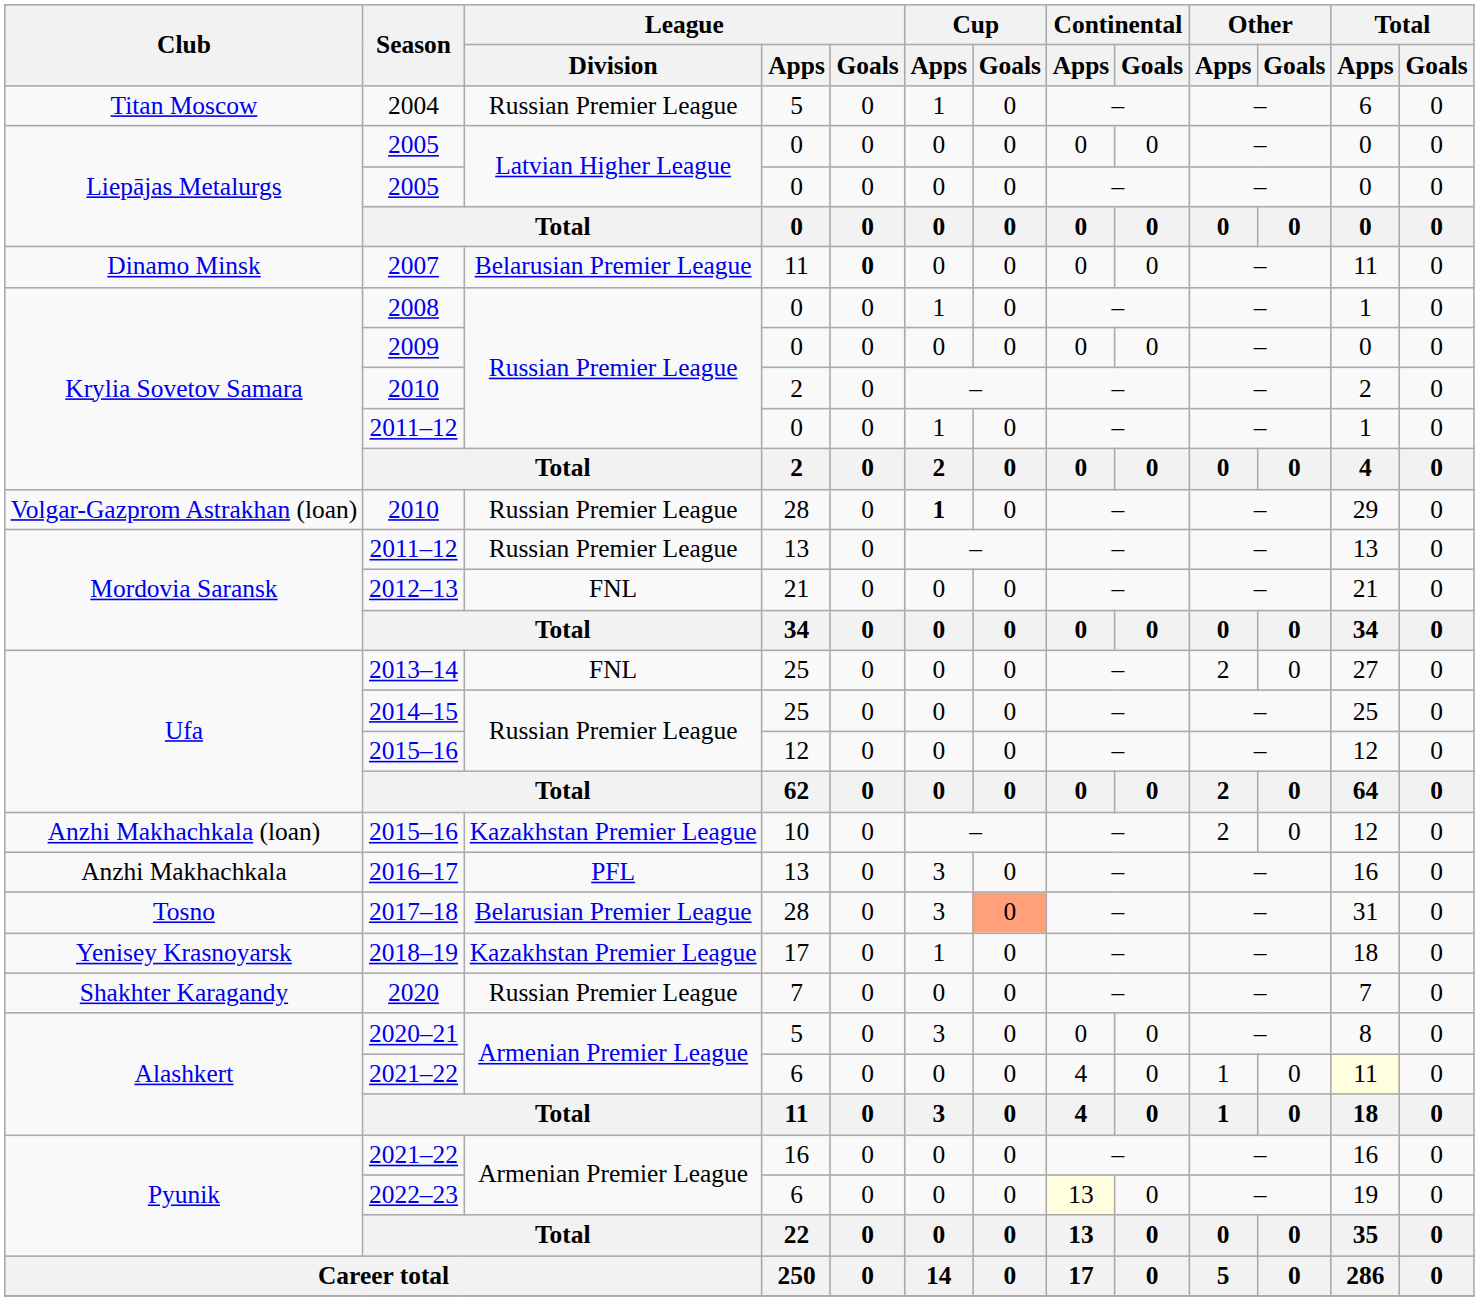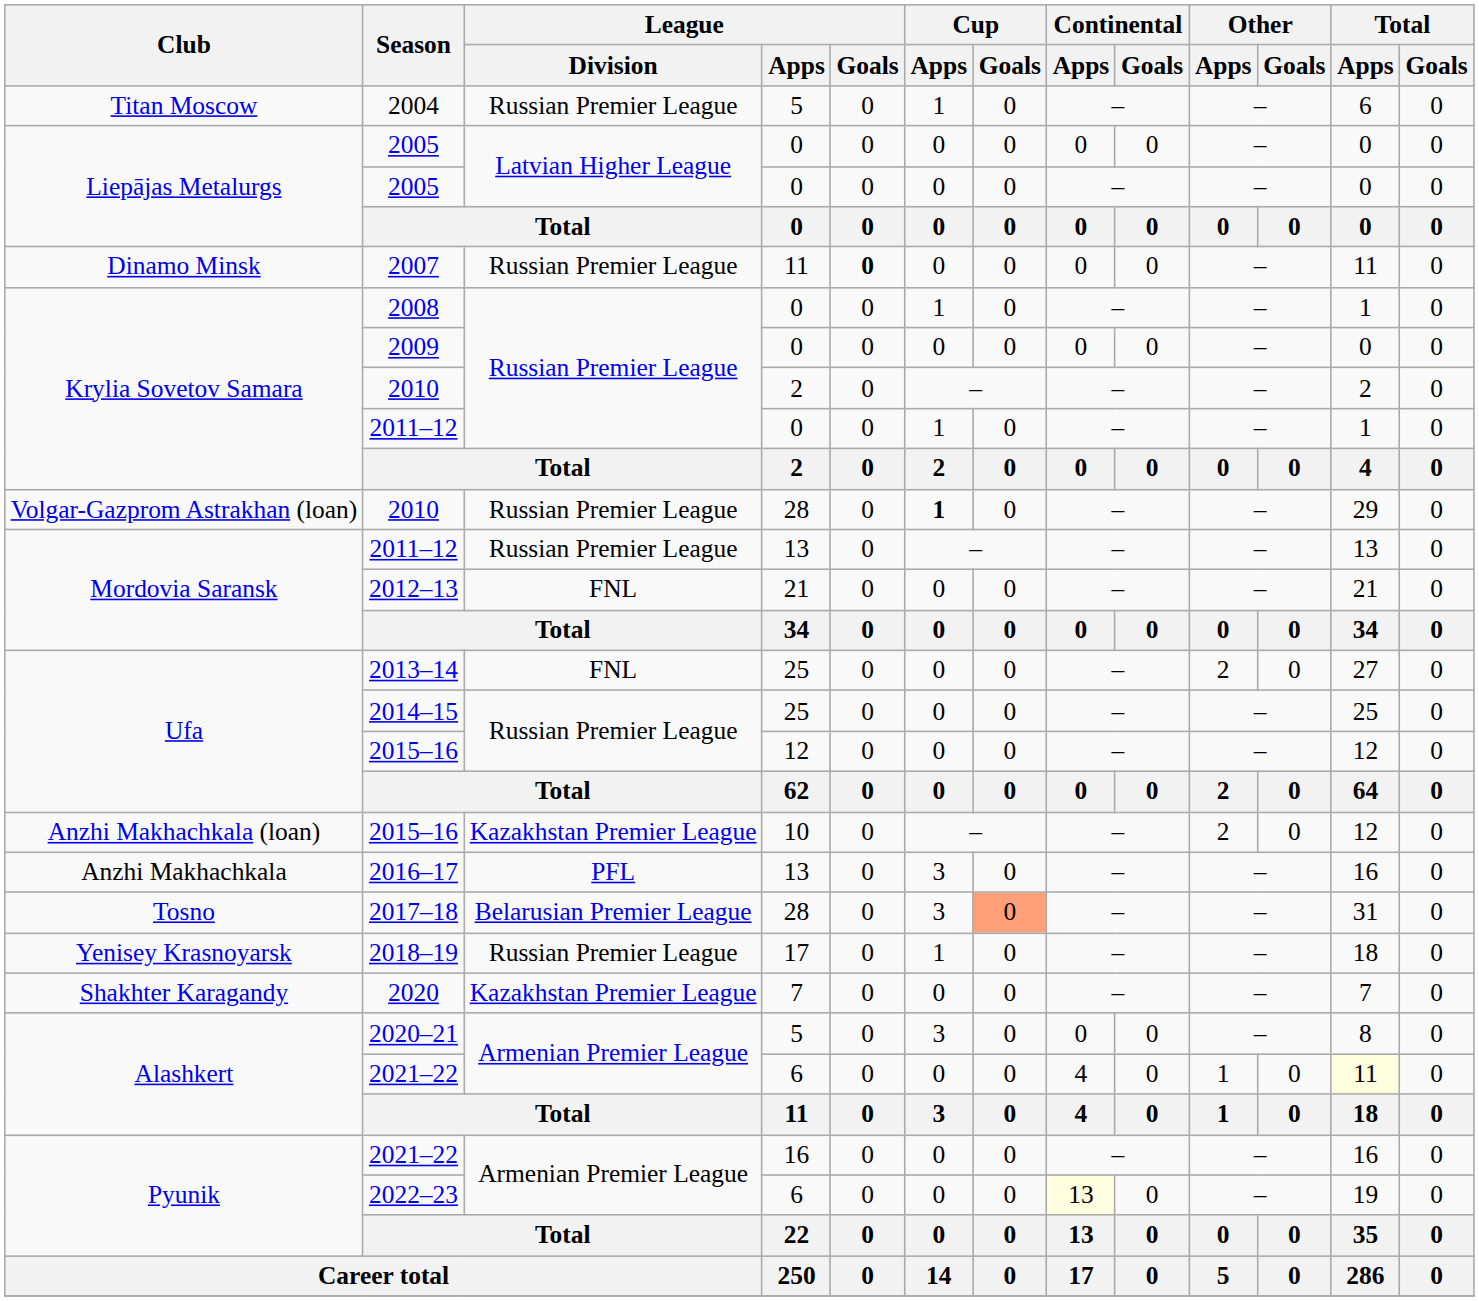(613, 266) Belarusian Premier League -> (613, 266) Russian Premier League
(613, 952) Kazakhstan Premier League -> (613, 952) Russian Premier League
(613, 992) Russian Premier League -> (613, 992) Kazakhstan Premier League
